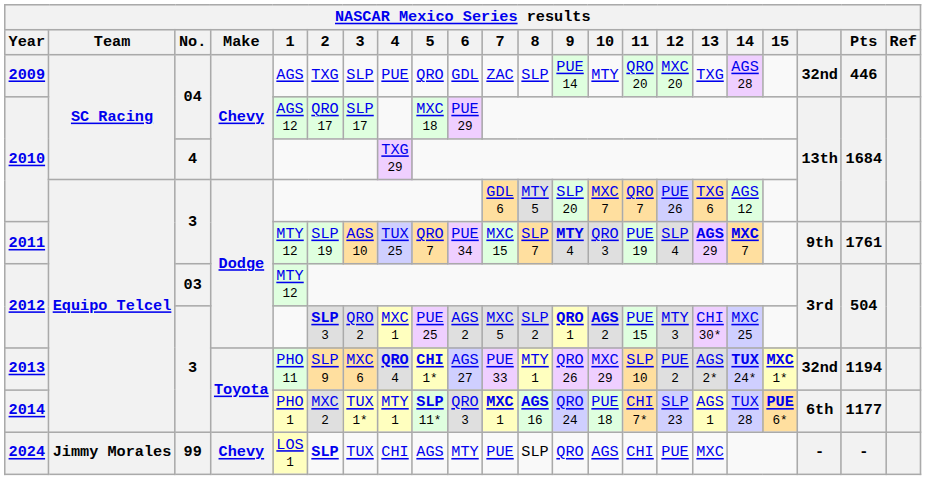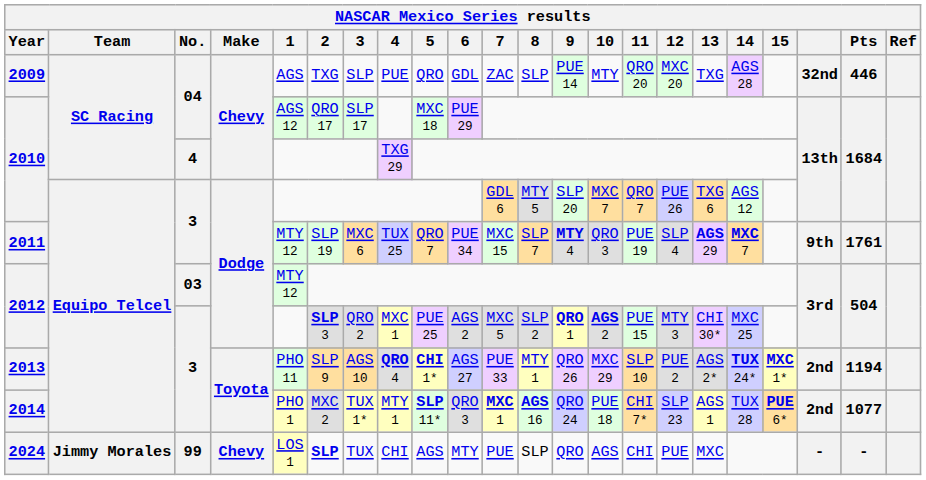(360, 242) AGS 10 -> (360, 242) MXC 6
(360, 368) MXC 6 -> (360, 368) AGS 10
(820, 368) 32nd -> (820, 368) 2nd
(820, 410) 6th -> (820, 410) 2nd
(864, 410) 1177 -> (864, 410) 1077
